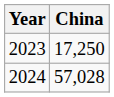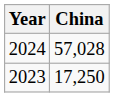rows swapped: (27, 48) <-> (27, 77)
